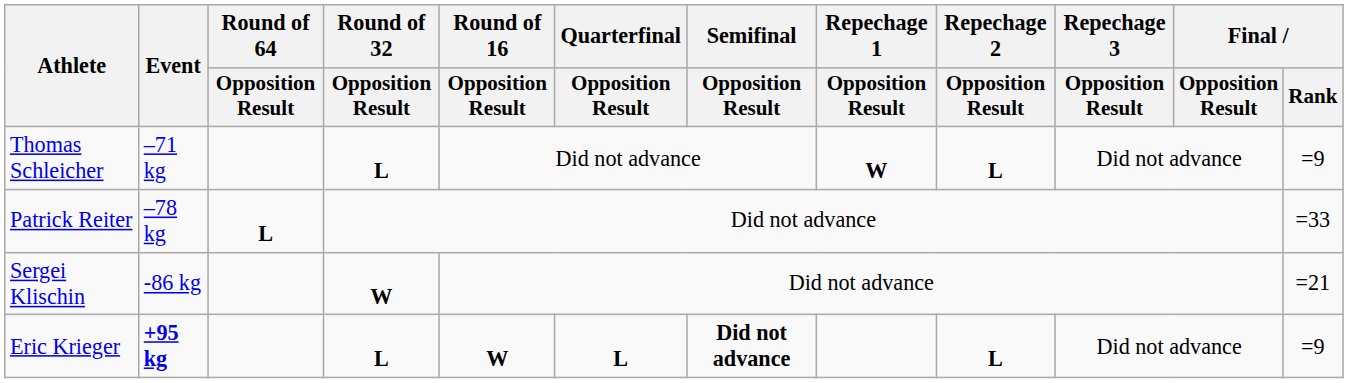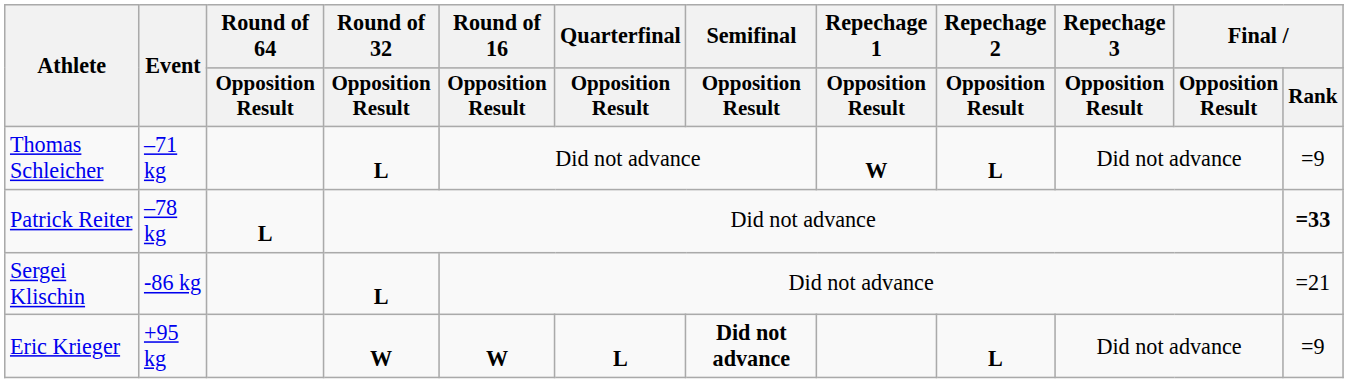(1313, 221) normal -> (1313, 221) bold
(381, 296) W -> (381, 296) L
(161, 346) bold -> (161, 346) normal
(381, 359) L -> (381, 359) W
